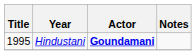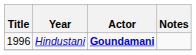(19, 41) 1995 -> (19, 41) 1996
